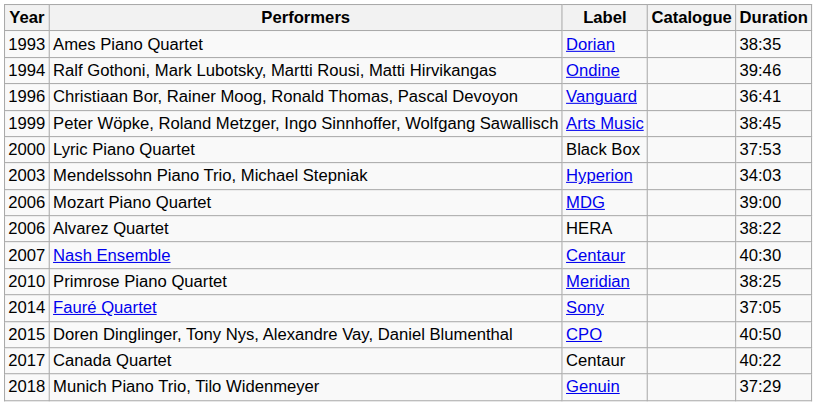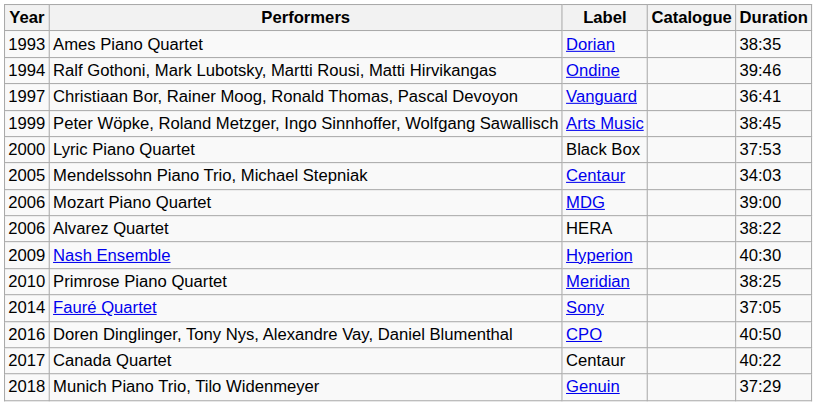(27, 96) 1996 -> (27, 96) 1997
(27, 176) 2003 -> (27, 176) 2005
(599, 176) Hyperion -> (596, 176) Centaur
(27, 255) 2007 -> (27, 255) 2009
(596, 255) Centaur -> (599, 255) Hyperion
(27, 334) 2015 -> (27, 334) 2016
